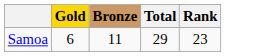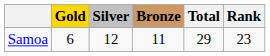+ column: (111, 16)
